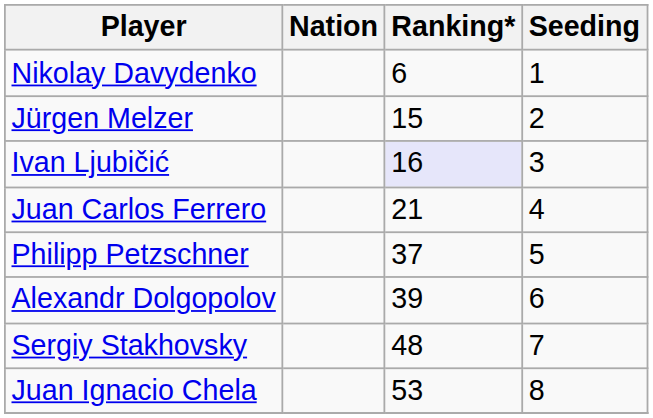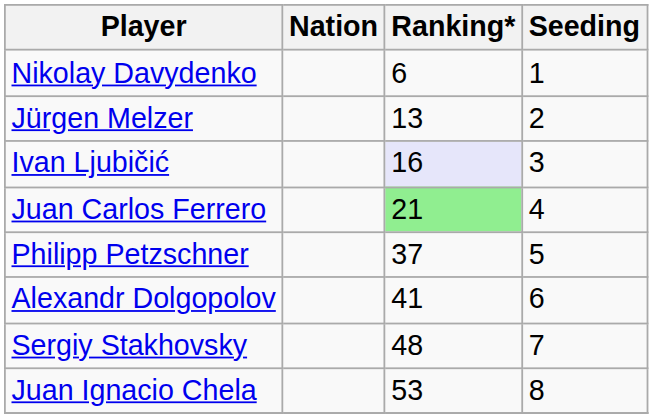(407, 118) 15 -> (407, 118) 13
(407, 208) no background -> (407, 208) lightgreen background
(407, 299) 39 -> (407, 299) 41
